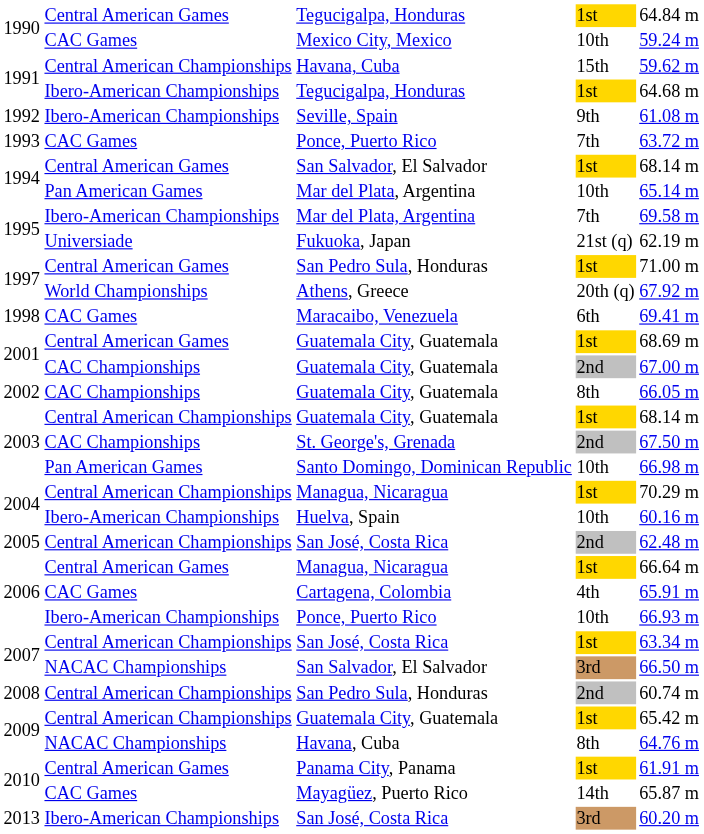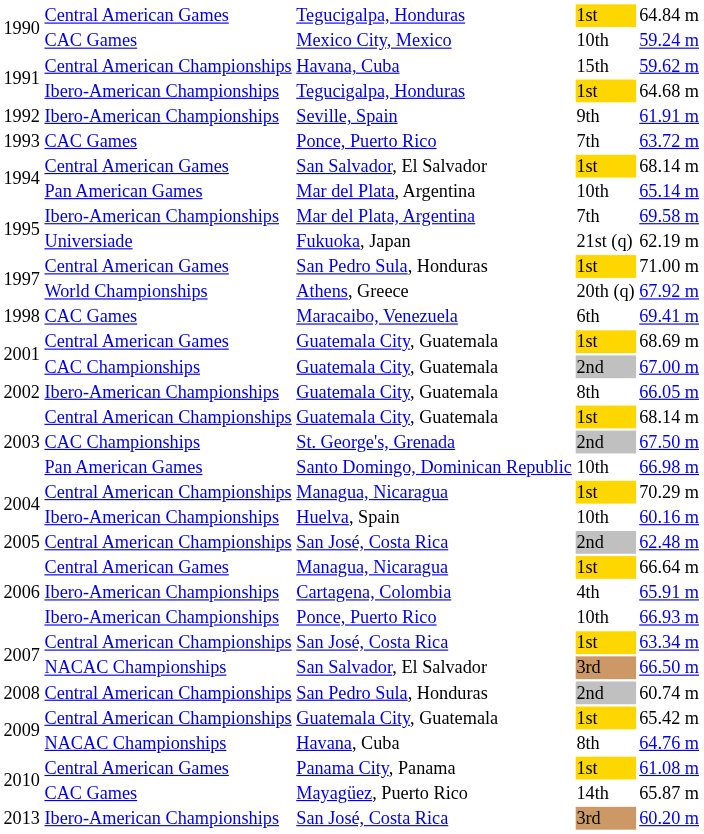(669, 115) 61.08 m -> (669, 115) 61.91 m
(122, 391) CAC Championships -> (162, 391) Ibero-American Championships
(91, 592) CAC Games -> (162, 592) Ibero-American Championships
(669, 768) 61.91 m -> (669, 768) 61.08 m
